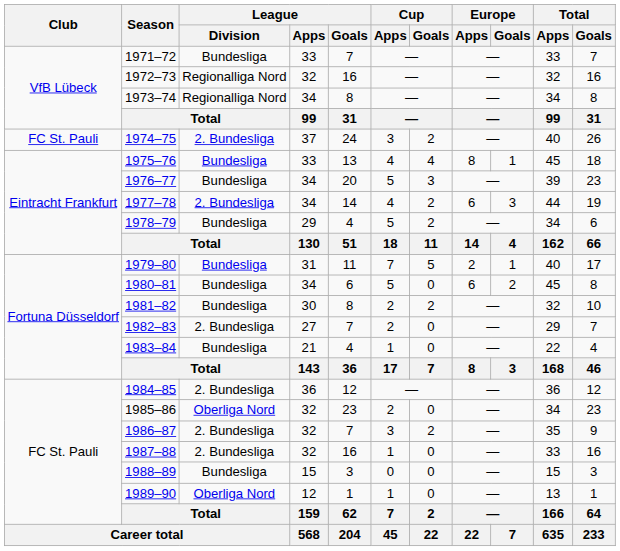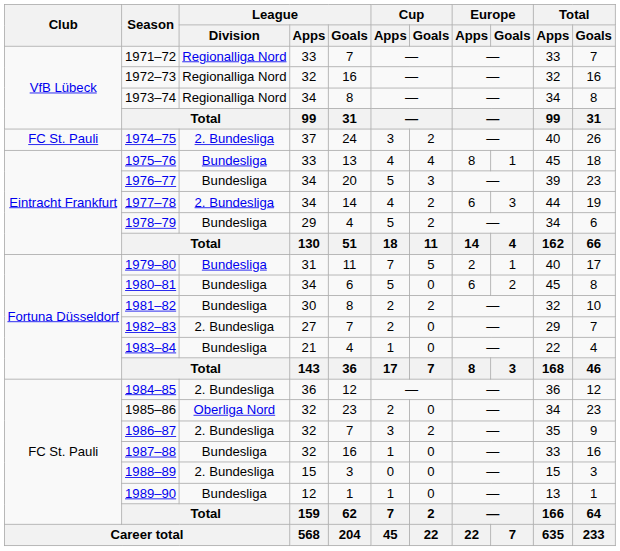(234, 56) Bundesliga -> (234, 56) Regionalliga Nord
(234, 451) 2. Bundesliga -> (234, 451) Bundesliga
(234, 472) Bundesliga -> (234, 472) 2. Bundesliga
(234, 493) Oberliga Nord -> (234, 493) Bundesliga
